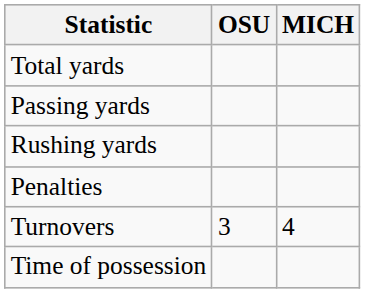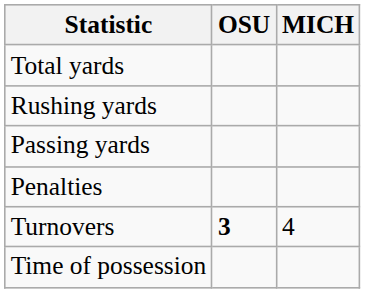rows swapped: (80, 105) <-> (84, 145)
(224, 226) normal -> (224, 226) bold
